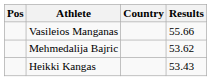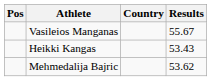(182, 31) 55.66 -> (182, 31) 55.67
rows swapped: (74, 48) <-> (62, 66)
